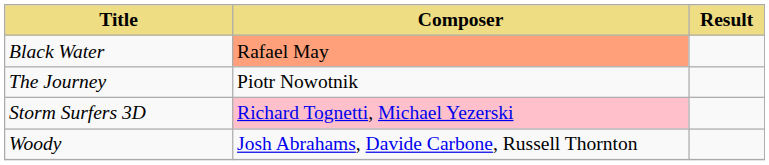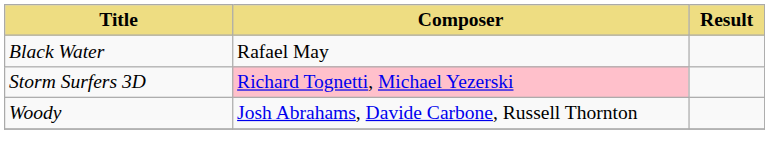(283, 50) lightsalmon background -> (283, 50) no background
- row: (58, 81)
